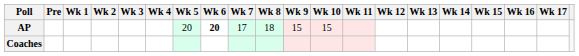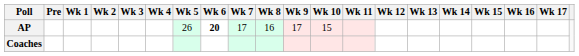(187, 28) 20 -> (187, 28) 26
(269, 28) 18 -> (269, 28) 16
(297, 28) 15 -> (297, 28) 17
